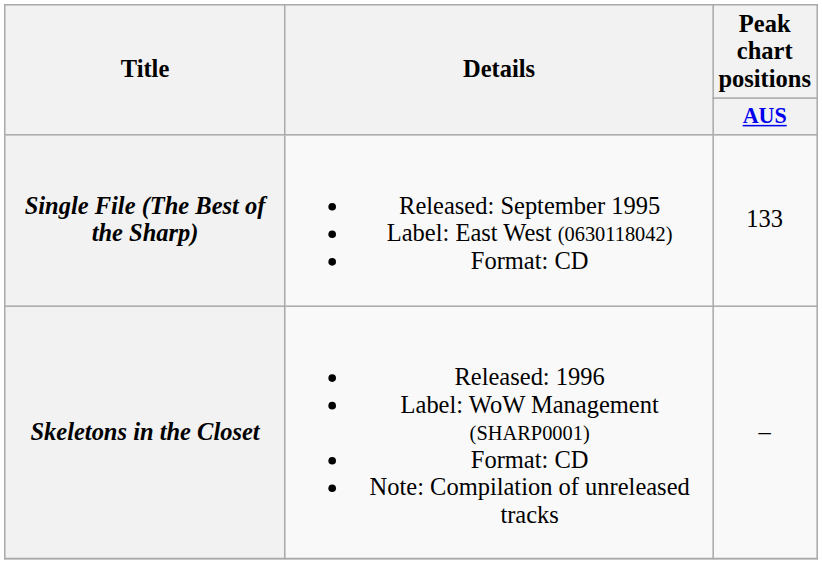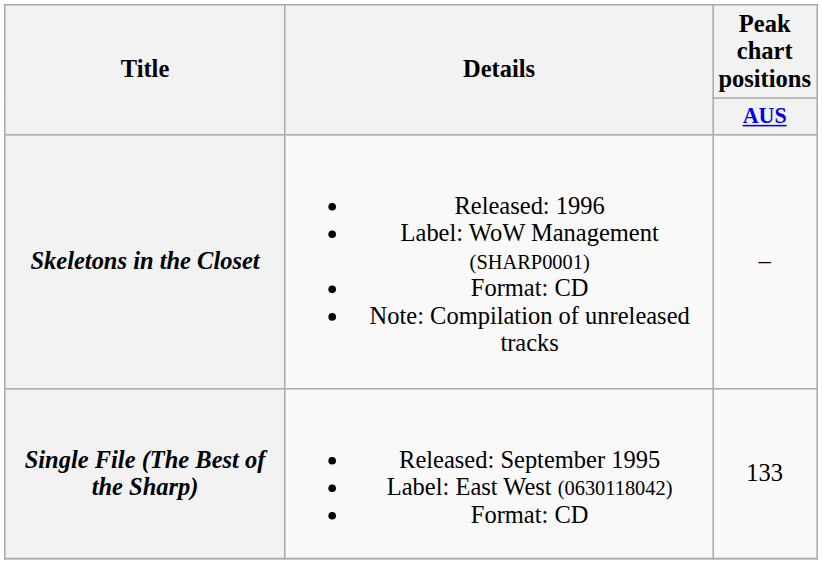rows swapped: (145, 219) <-> (145, 431)
